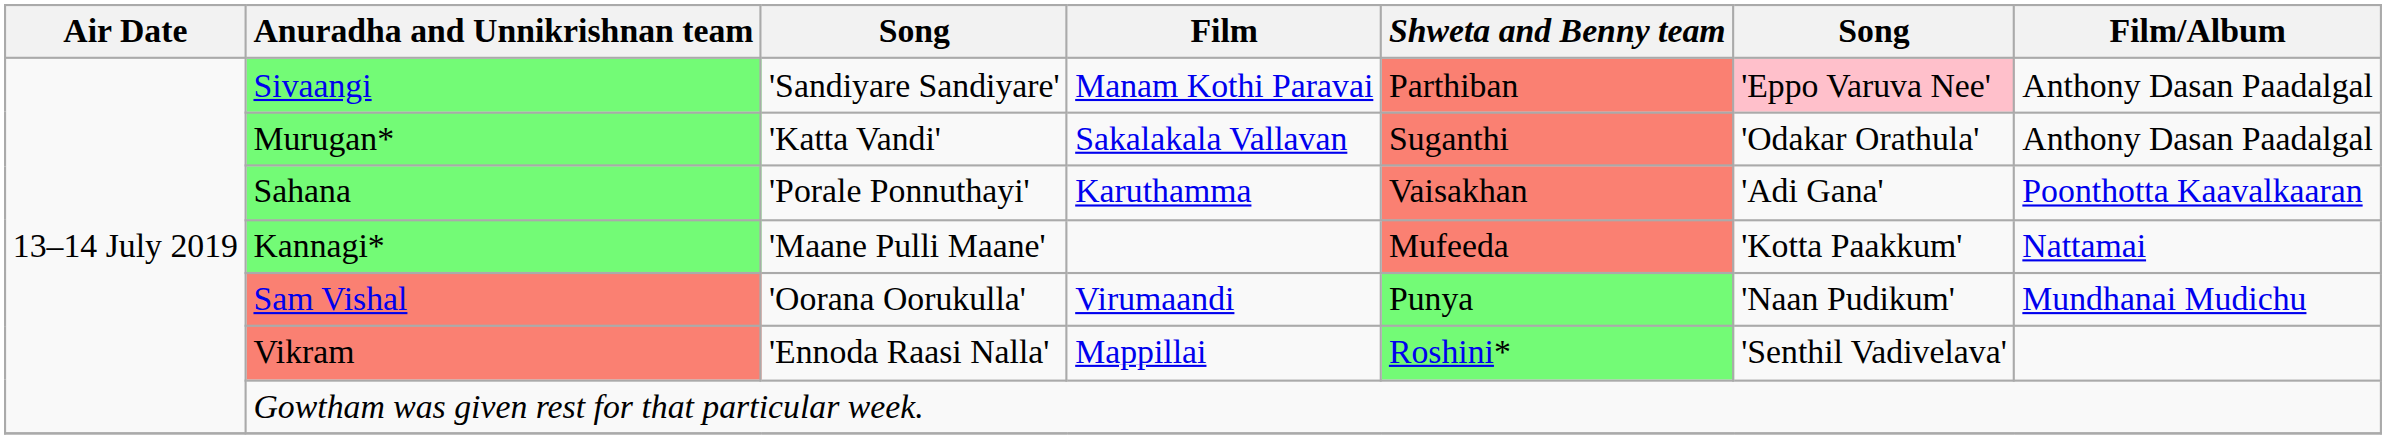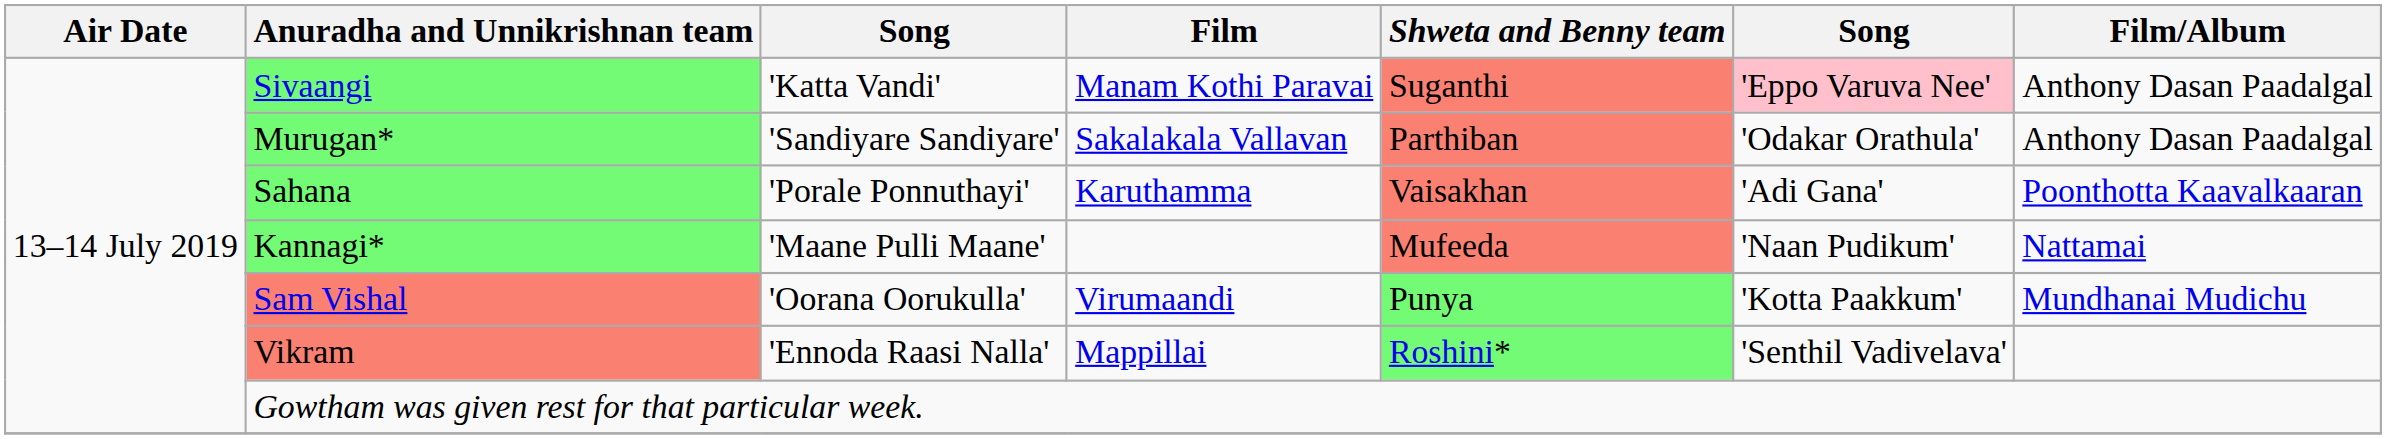(914, 84) 'Sandiyare Sandiyare' -> (855, 84) 'Katta Vandi'
(1454, 84) Parthiban -> (1449, 84) Suganthi
(855, 138) 'Katta Vandi' -> (914, 138) 'Sandiyare Sandiyare'
(1449, 138) Suganthi -> (1454, 138) Parthiban
(1852, 245) 'Kotta Paakkum' -> (1848, 245) 'Naan Pudikum'
(1848, 298) 'Naan Pudikum' -> (1852, 298) 'Kotta Paakkum'
